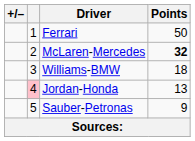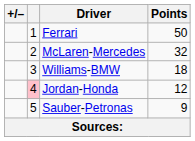(181, 51) bold -> (181, 51) normal
(181, 89) 13 -> (181, 89) 12
